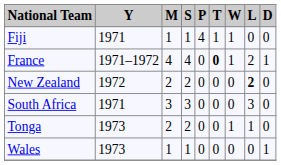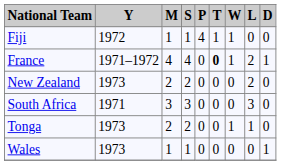(112, 37) 1971 -> (112, 37) 1972
(112, 82) 1972 -> (112, 82) 1973
(251, 82) bold -> (251, 82) normal
